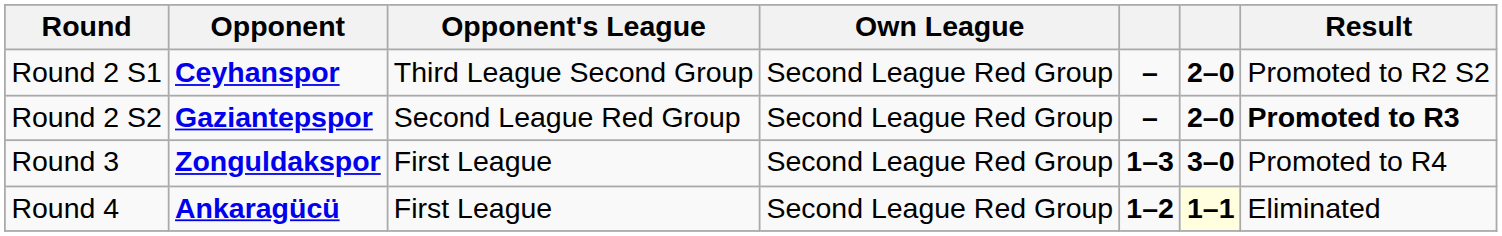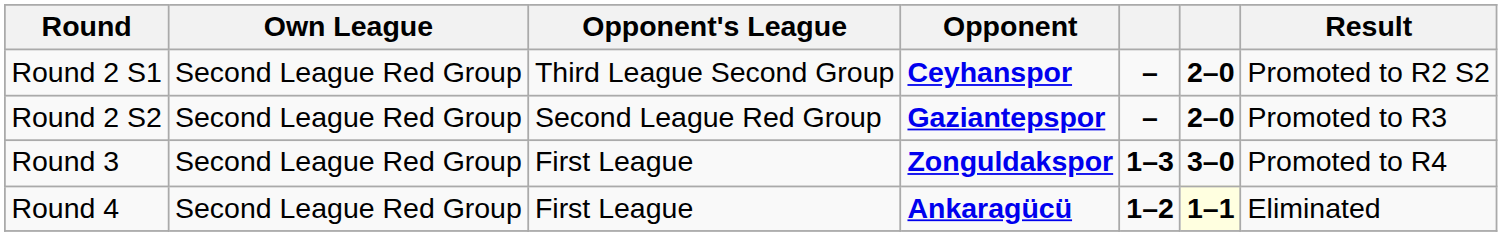columns swapped: (940, 27) <-> (278, 27)
(1354, 117) bold -> (1347, 117) normal
